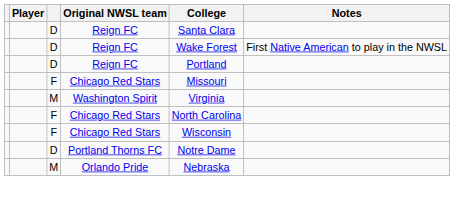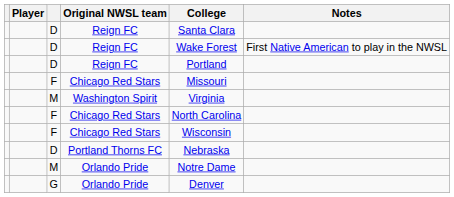(207, 150) Notre Dame -> (207, 150) Nebraska
(207, 167) Nebraska -> (207, 167) Notre Dame
+ row: (54, 184)
